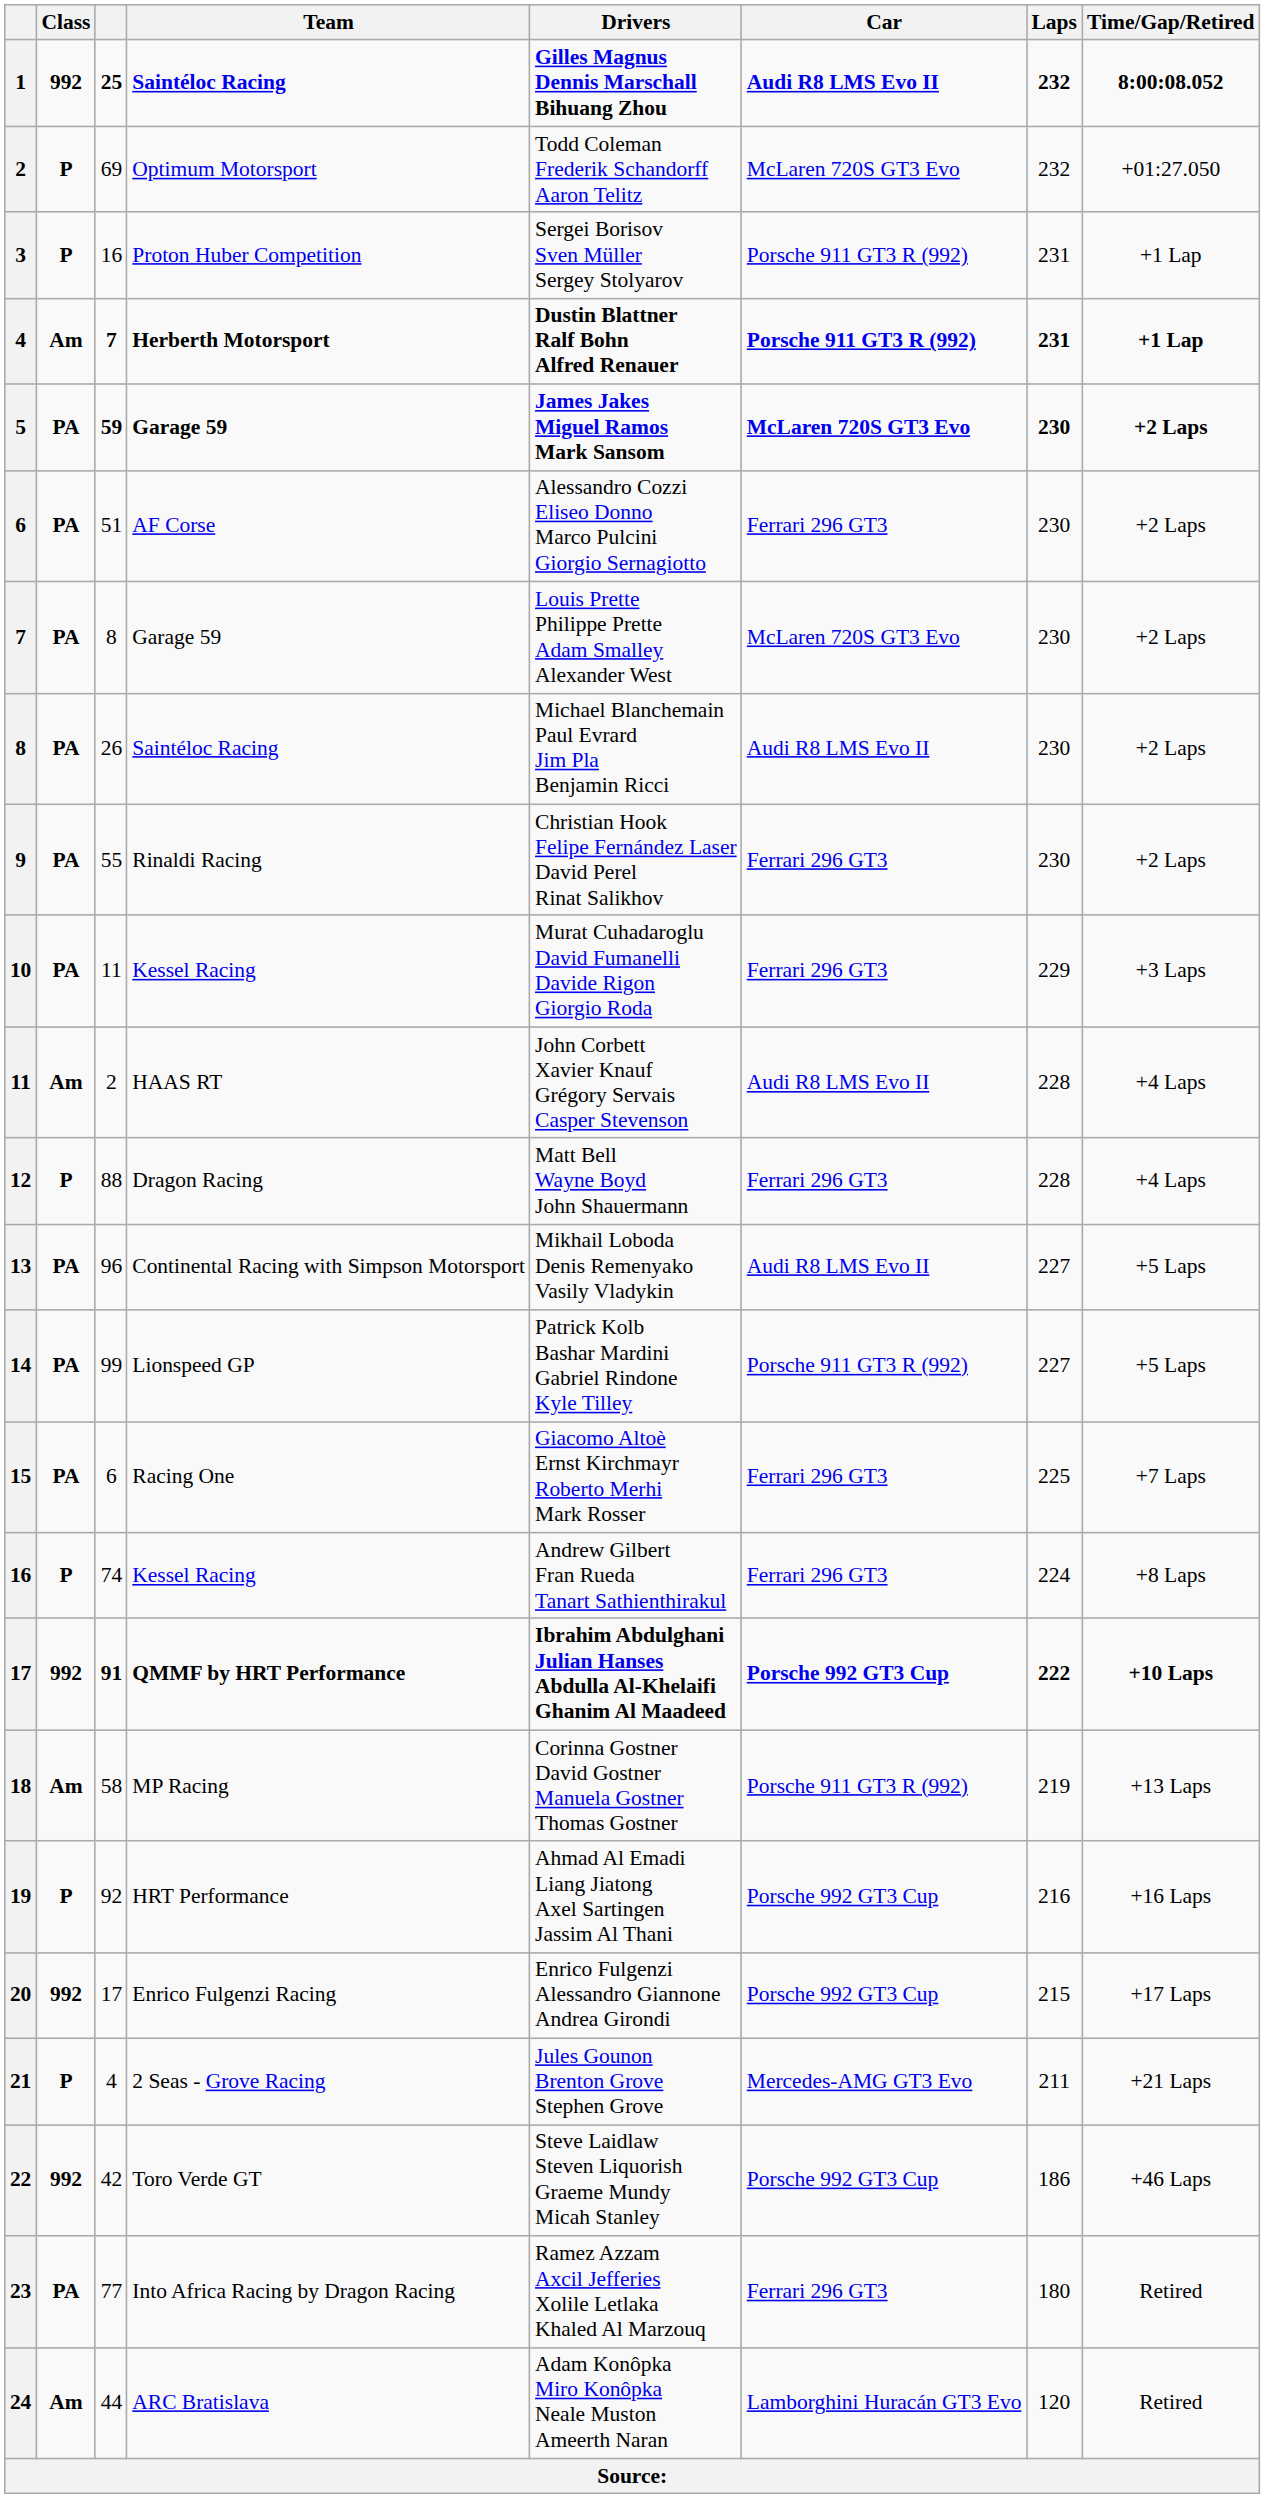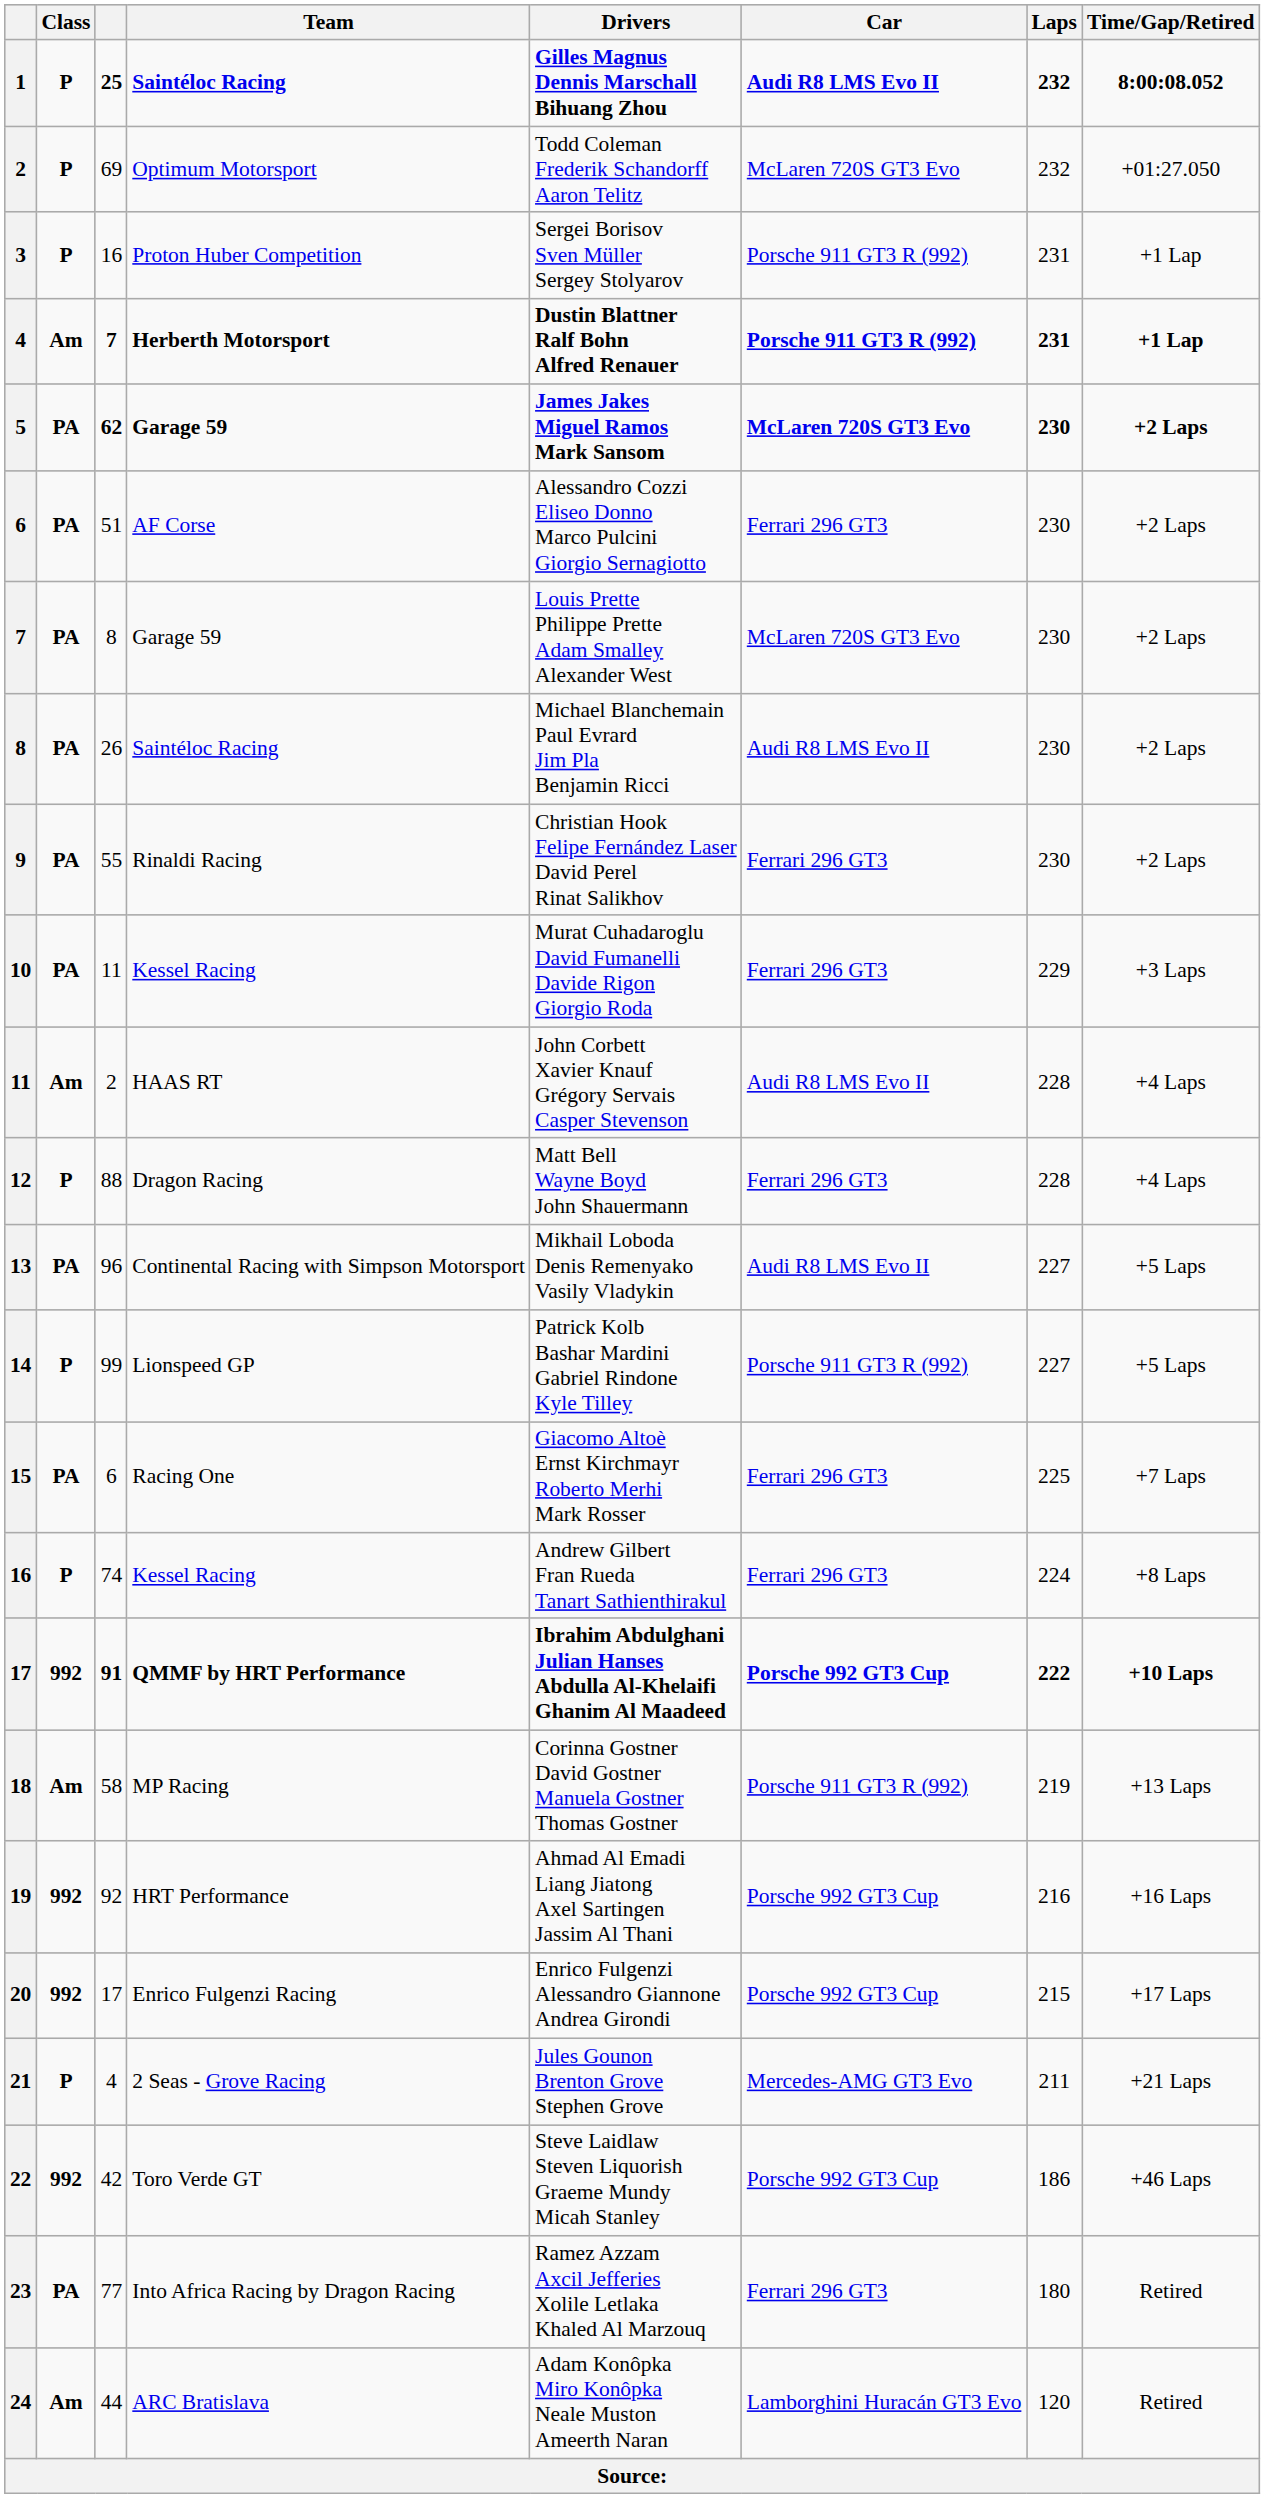(66, 82) 992 -> (66, 82) P
(111, 426) 59 -> (111, 426) 62
(66, 1365) PA -> (66, 1365) P
(66, 1896) P -> (66, 1896) 992
